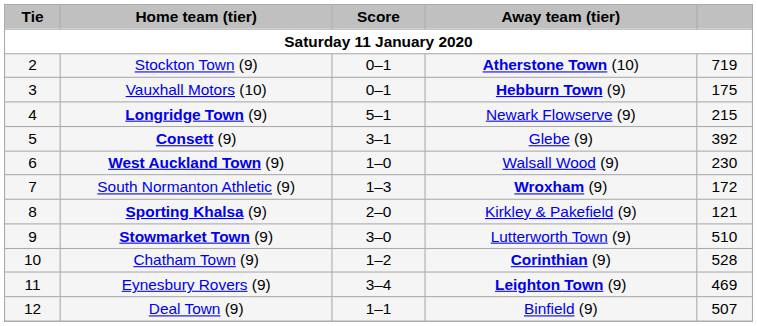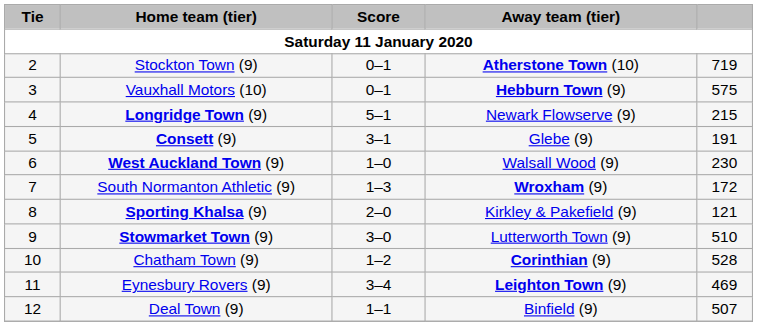(724, 90) 175 -> (724, 90) 575
(724, 139) 392 -> (724, 139) 191
